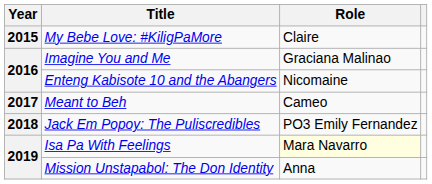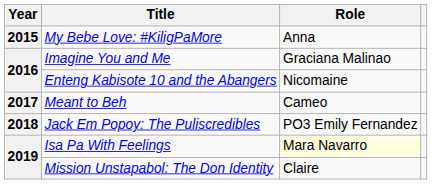(301, 37) Claire -> (299, 37) Anna
(299, 168) Anna -> (301, 168) Claire
